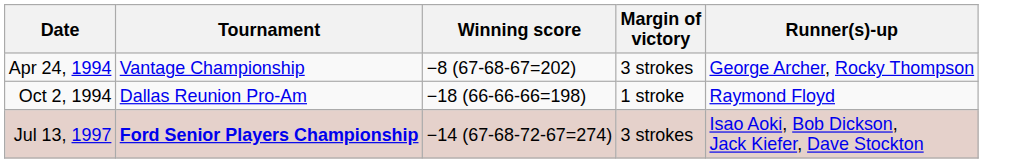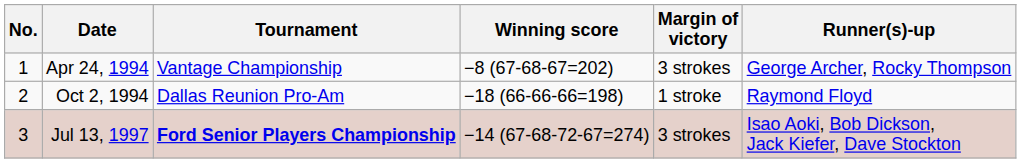+ column: (23, 29)
